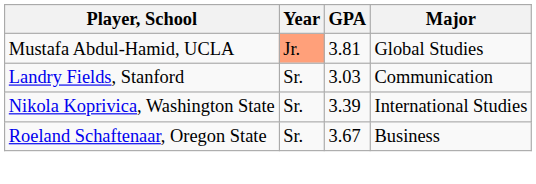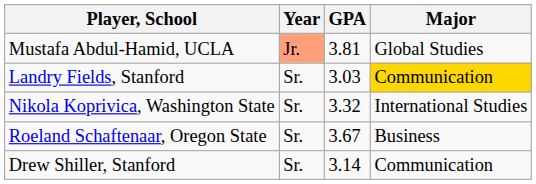(434, 77) no background -> (434, 77) gold background
(345, 106) 3.39 -> (345, 106) 3.32
+ row: (92, 164)
